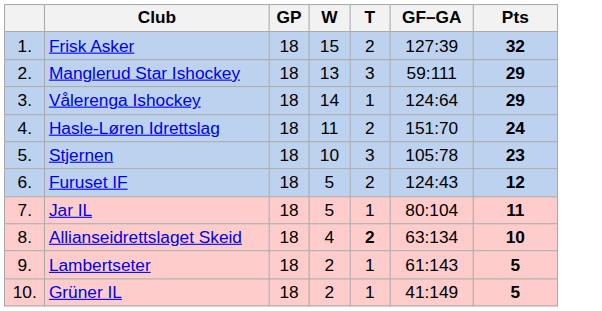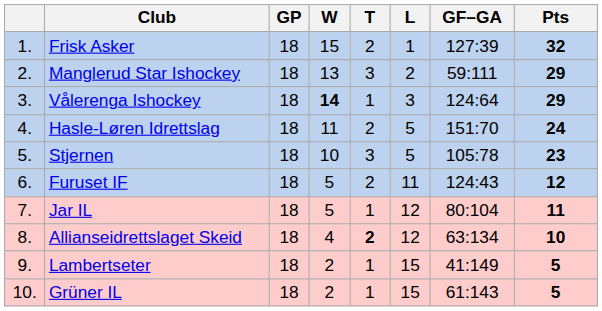+ column: (410, 18)
(329, 100) normal -> (329, 100) bold
(432, 264) 61:143 -> (472, 264) 41:149
(432, 292) 41:149 -> (472, 292) 61:143
